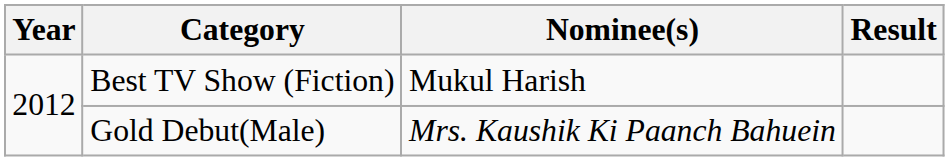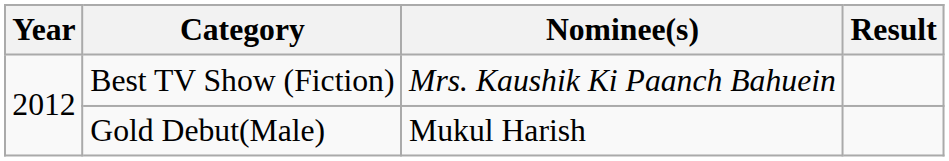(497, 79) Mukul Harish -> (622, 79) Mrs. Kaushik Ki Paanch Bahuein
(622, 130) Mrs. Kaushik Ki Paanch Bahuein -> (497, 130) Mukul Harish
